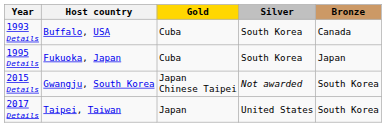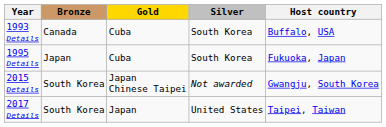columns swapped: (99, 12) <-> (348, 12)
